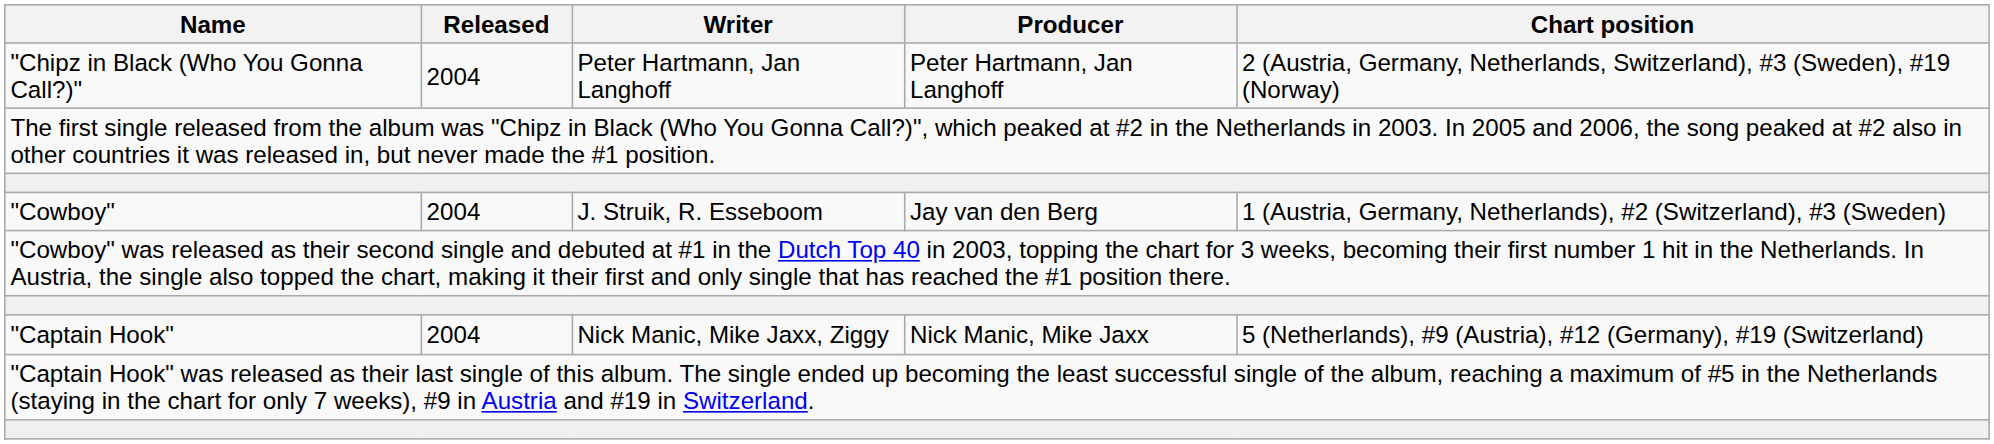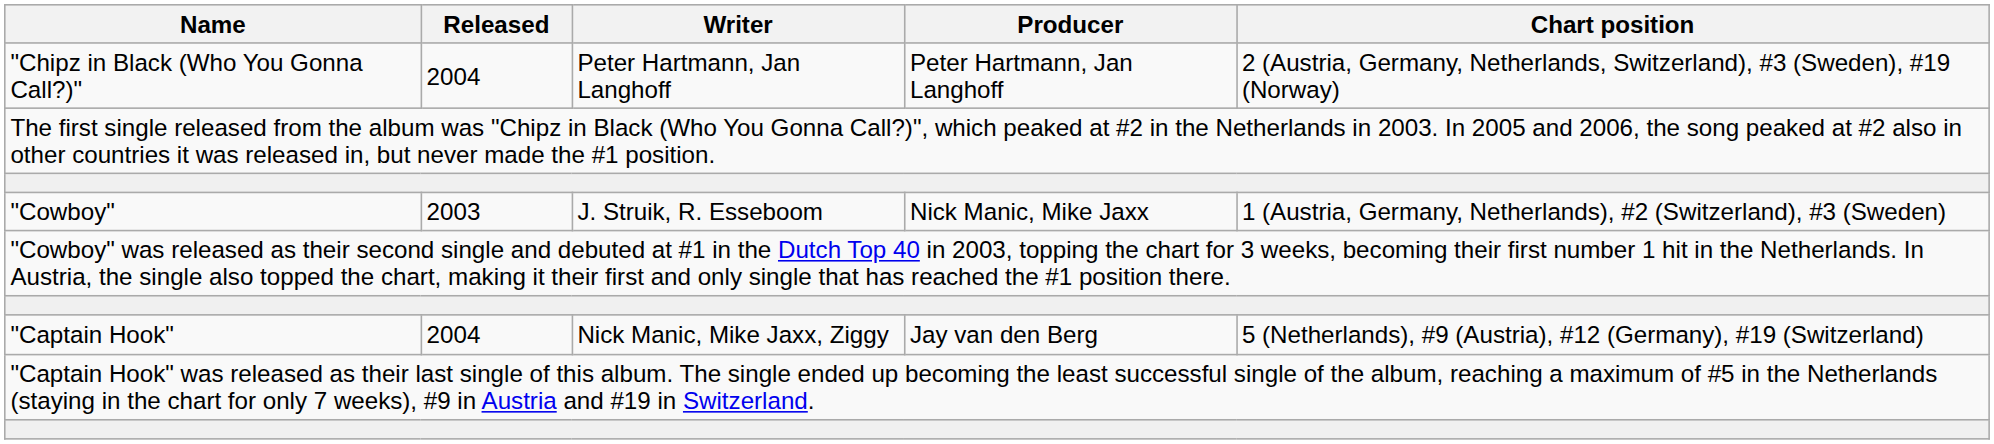(453, 212) 2004 -> (453, 212) 2003
(1004, 212) Jay van den Berg -> (1029, 212) Nick Manic, Mike Jaxx
(1029, 335) Nick Manic, Mike Jaxx -> (1004, 335) Jay van den Berg
